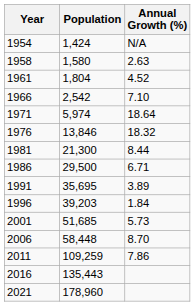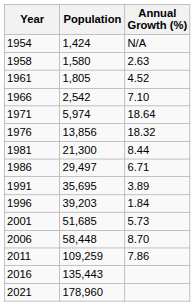(77, 79) 1,804 -> (77, 79) 1,805
(80, 132) 13,846 -> (80, 132) 13,856
(80, 168) 29,500 -> (80, 168) 29,497
